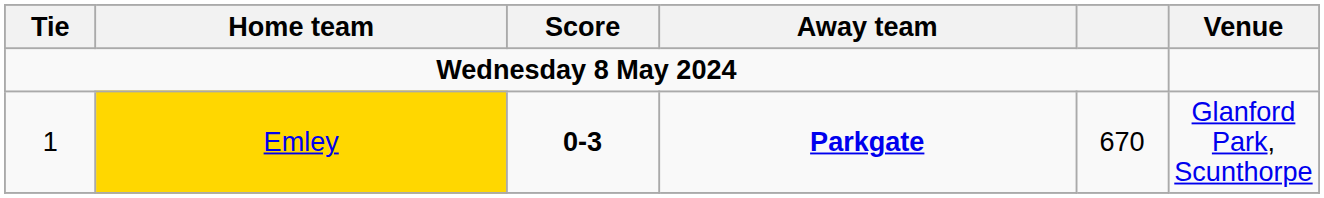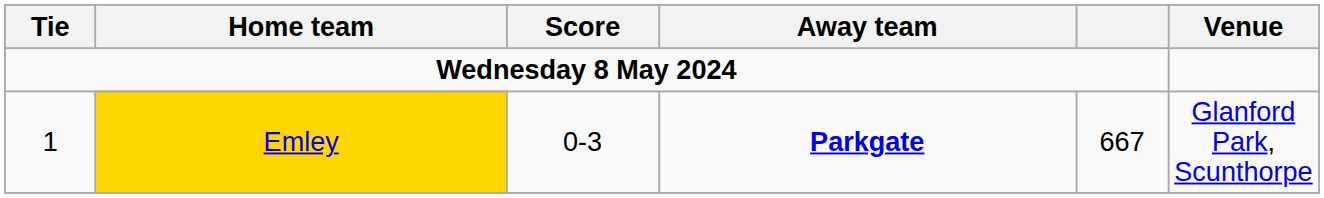(583, 142) bold -> (583, 142) normal
(1122, 142) 670 -> (1122, 142) 667
